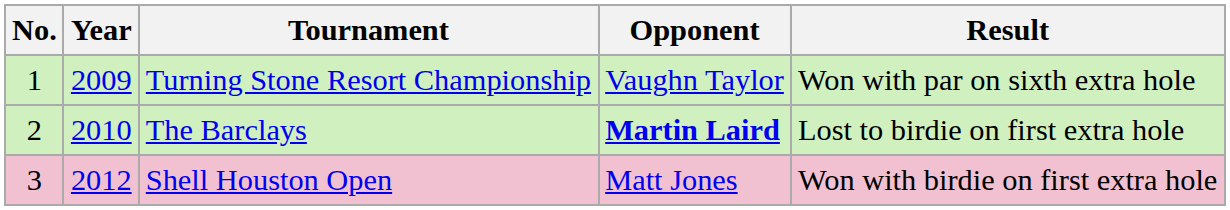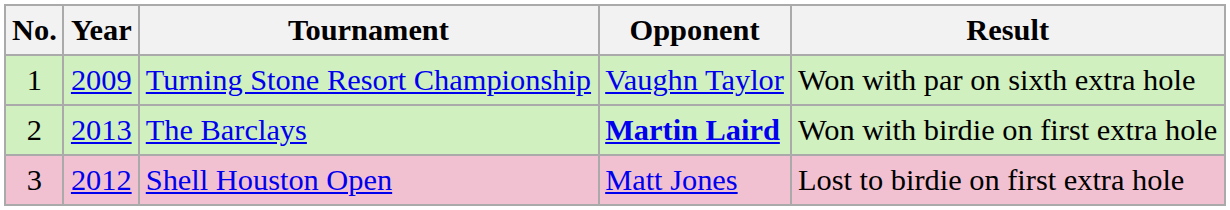(101, 130) 2010 -> (101, 130) 2013
(991, 130) Lost to birdie on first extra hole -> (1008, 130) Won with birdie on first extra hole
(1008, 180) Won with birdie on first extra hole -> (991, 180) Lost to birdie on first extra hole
